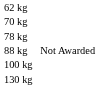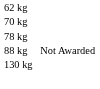- row: (18, 65)
